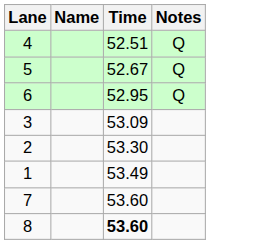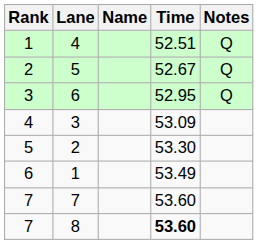+ column: (28, 17)
